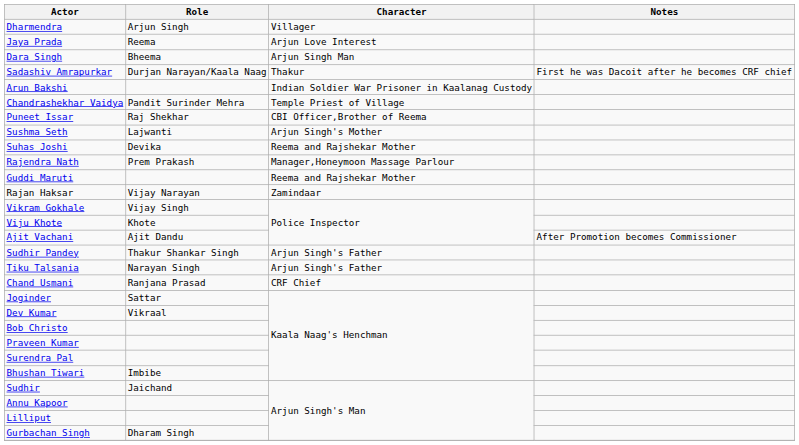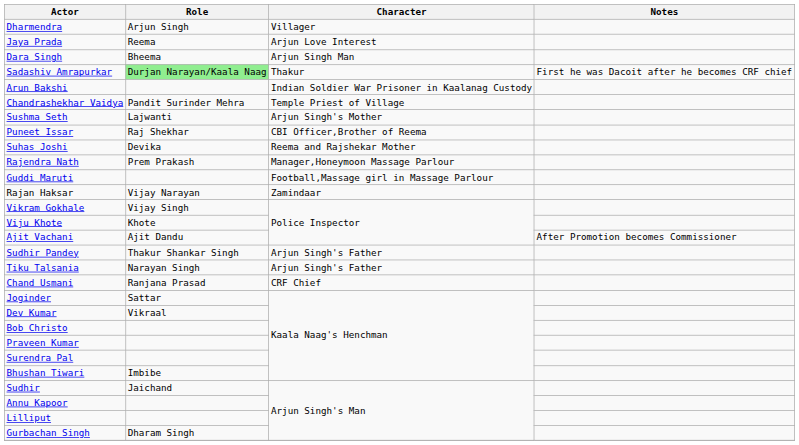(197, 72) no background -> (197, 72) lightgreen background
rows swapped: (37, 132) <-> (40, 117)
(343, 177) Reema and Rajshekar Mother -> (382, 177) Football,Massage girl in Massage Parlour
